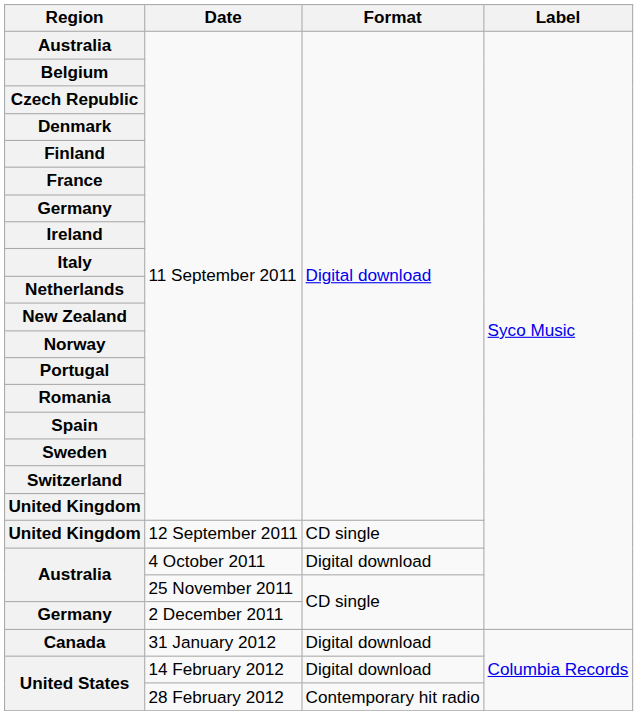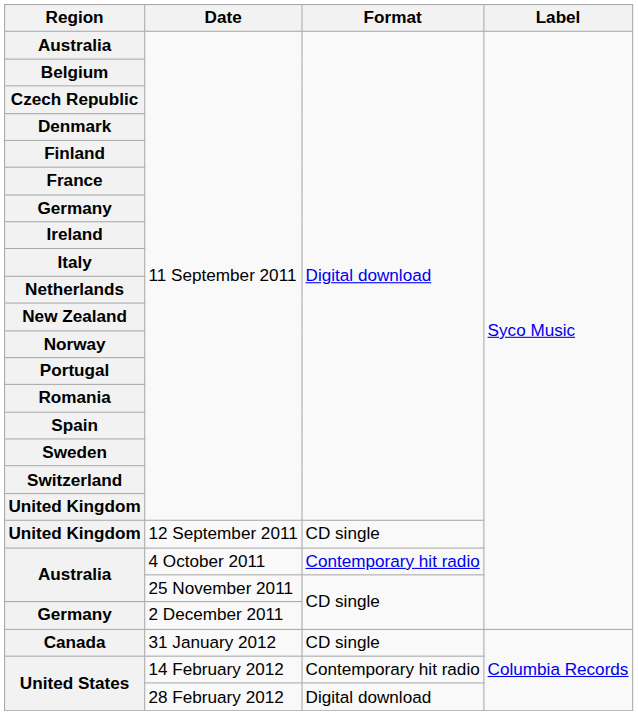(368, 561) Digital download -> (393, 561) Contemporary hit radio
(368, 642) Digital download -> (343, 642) CD single
(368, 669) Digital download -> (393, 669) Contemporary hit radio
(393, 696) Contemporary hit radio -> (368, 696) Digital download
